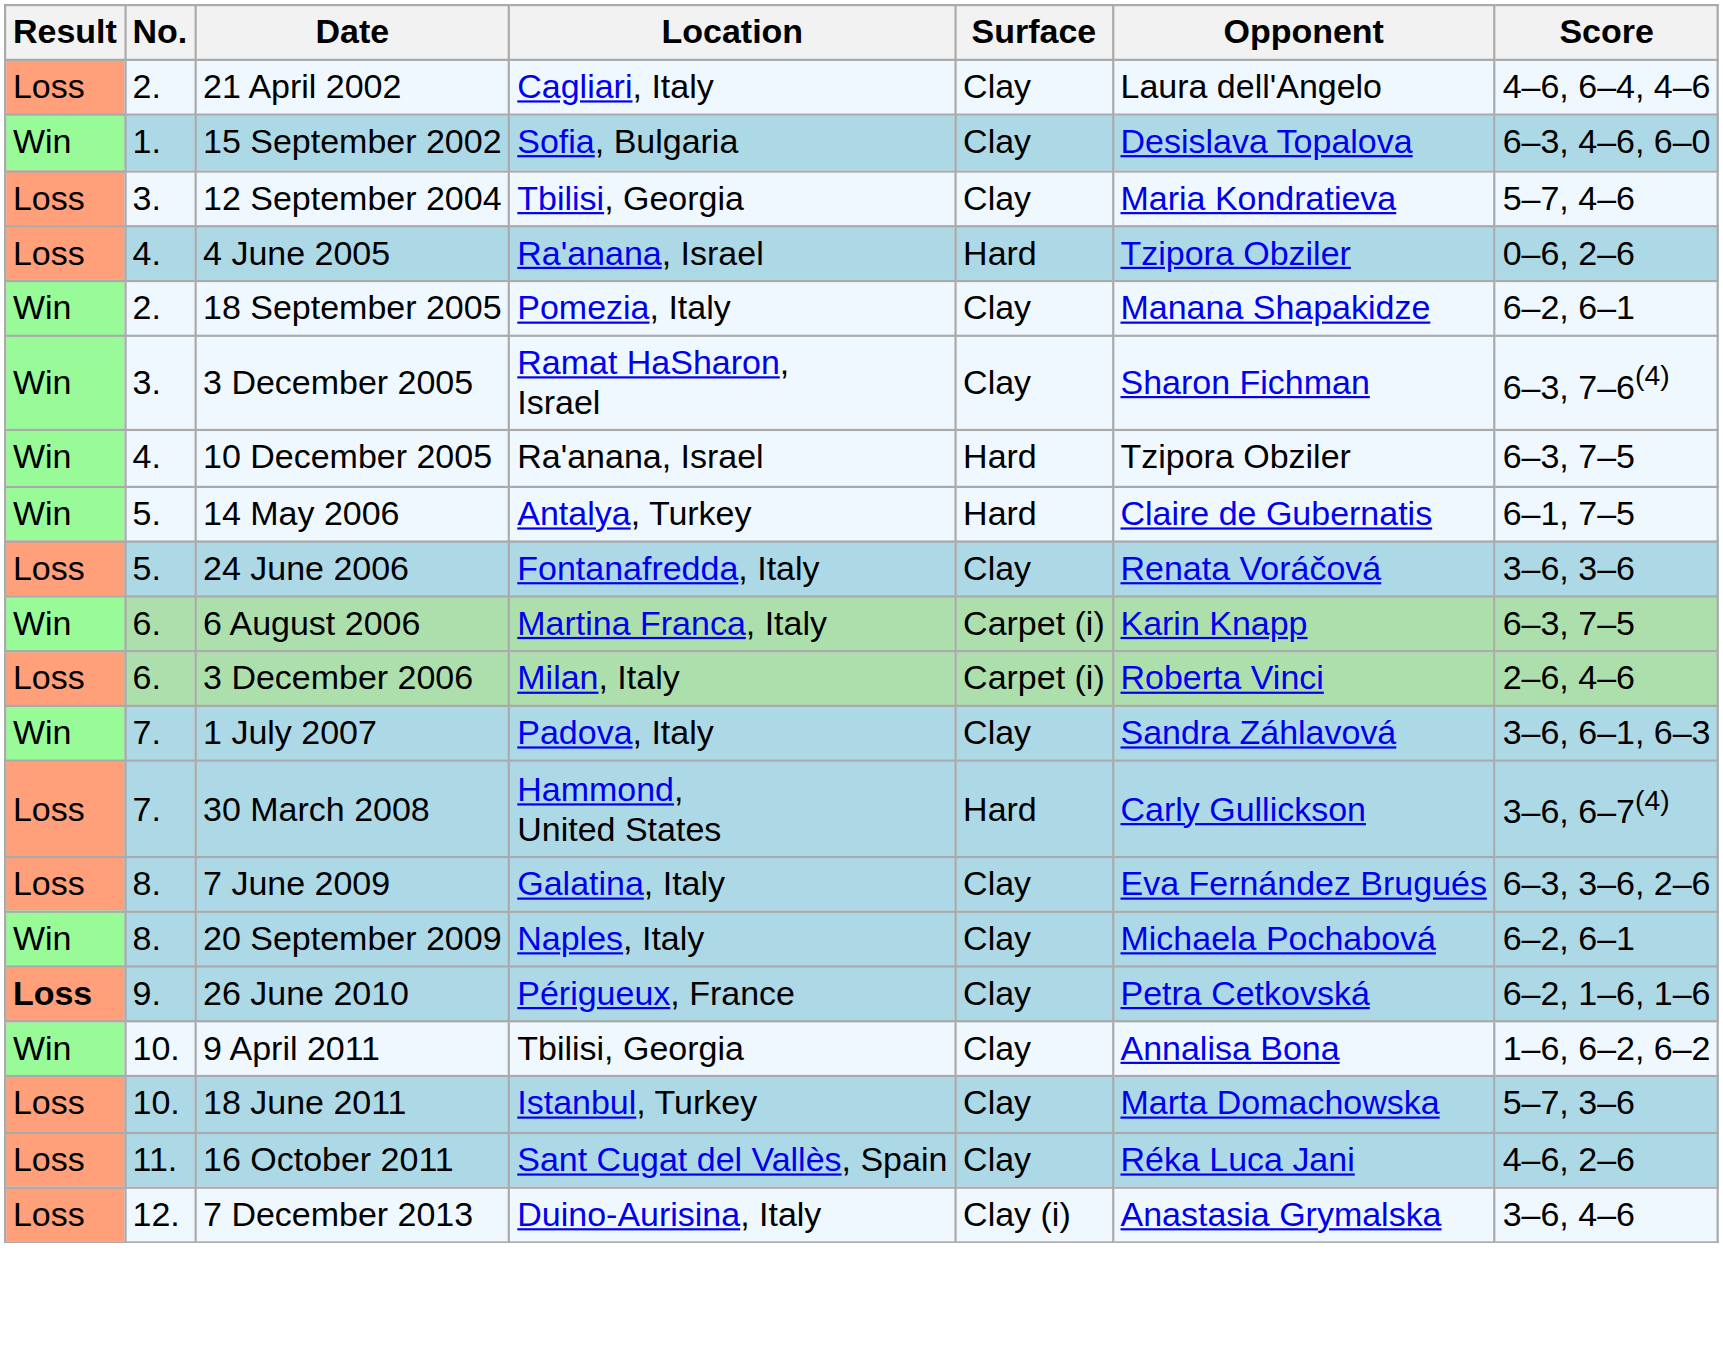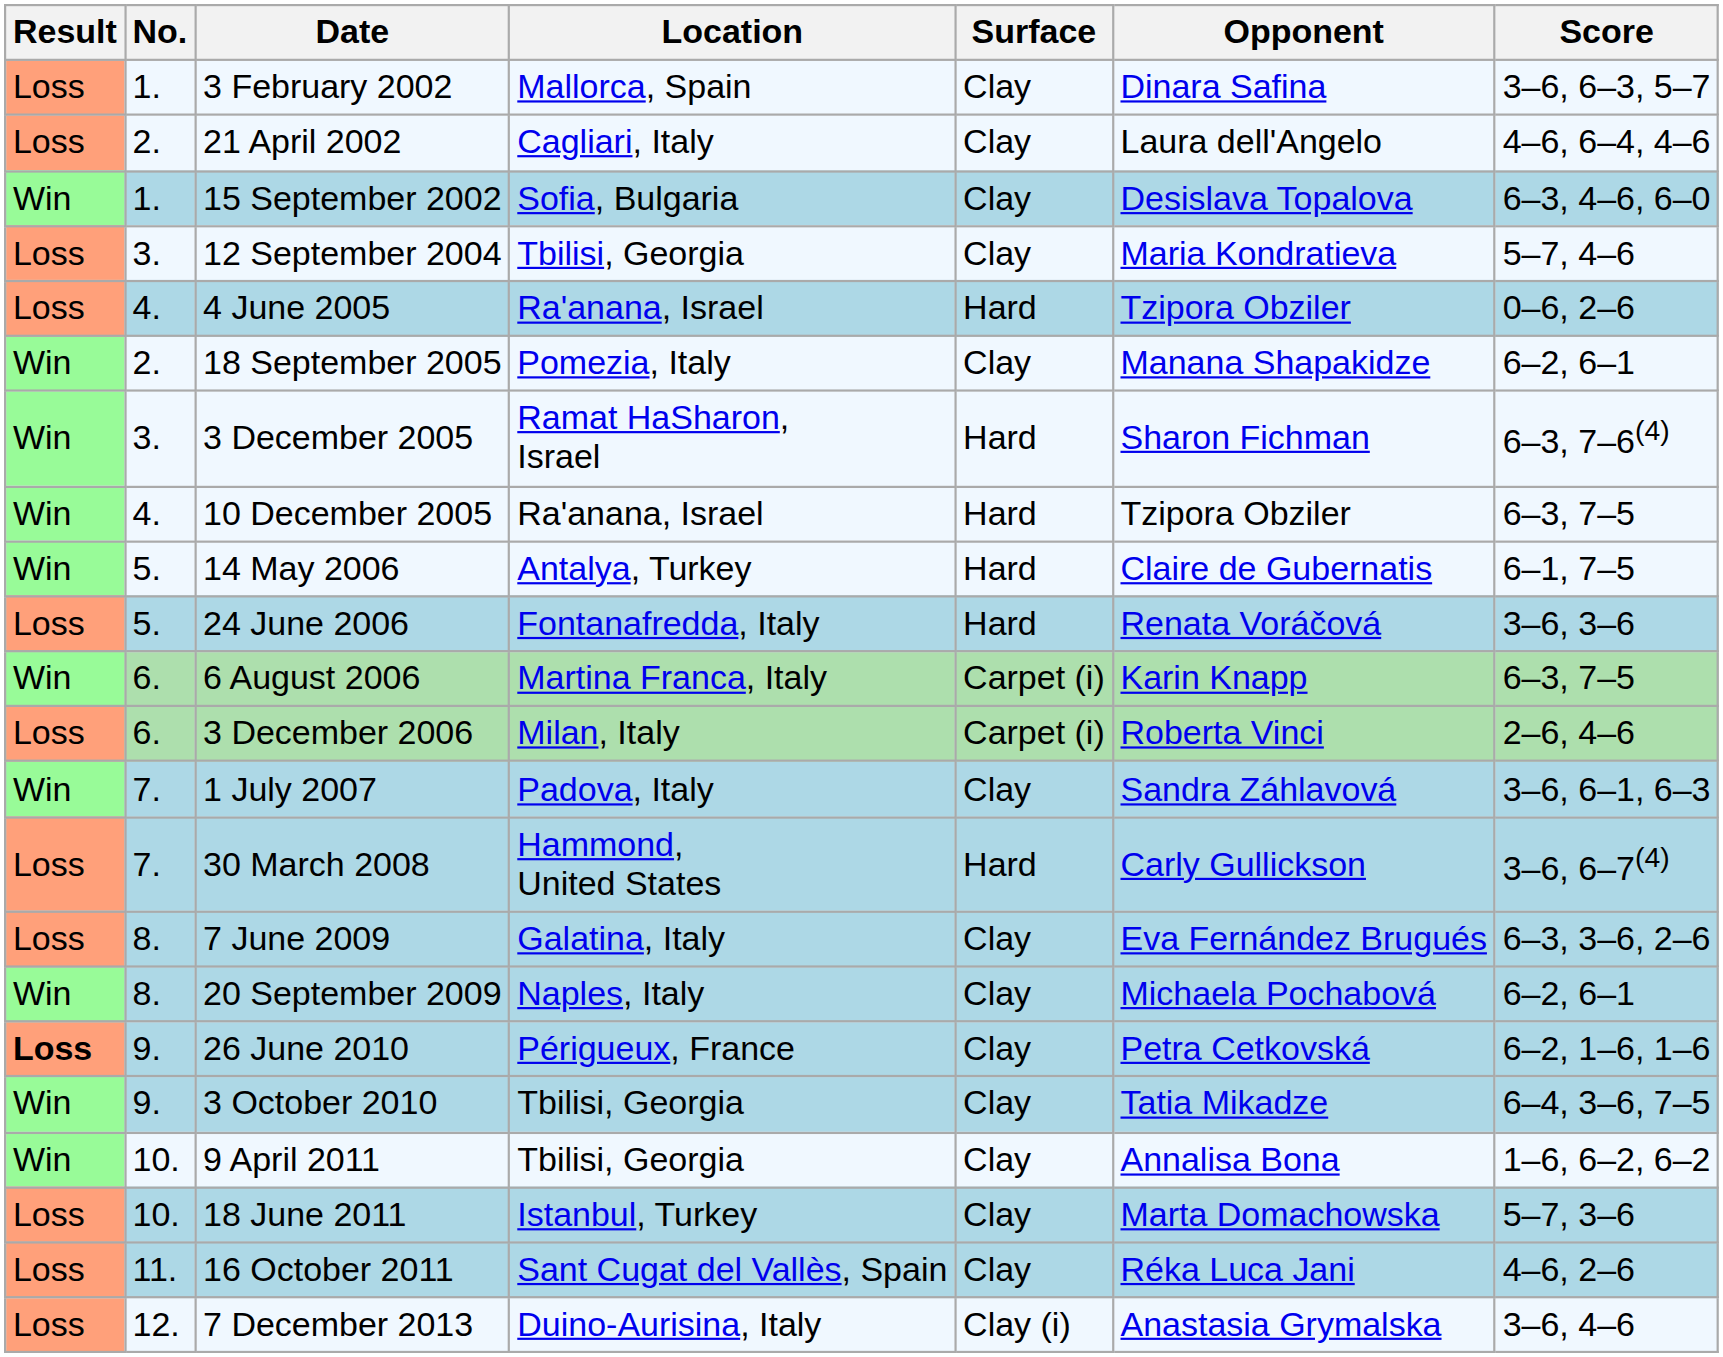+ row: (328, 86)
(997, 382) Clay -> (1000, 437) Hard
(997, 567) Clay -> (1000, 622) Hard
+ row: (320, 1103)
